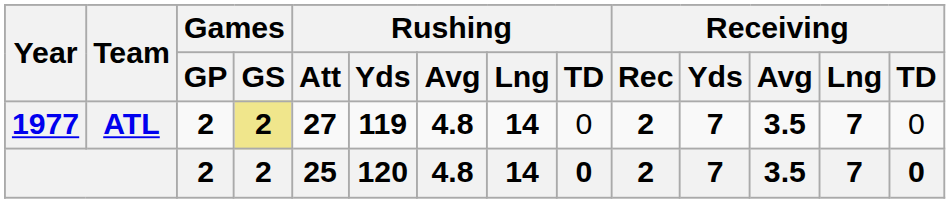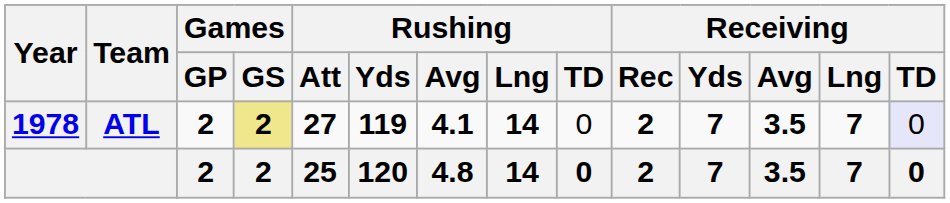(46, 124) 1977 -> (46, 124) 1978
(452, 124) 4.8 -> (452, 124) 4.1
(916, 124) no background -> (916, 124) lavender background
